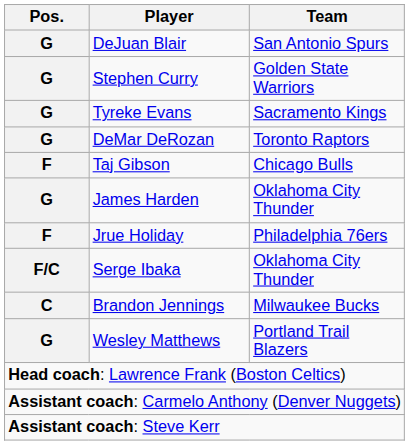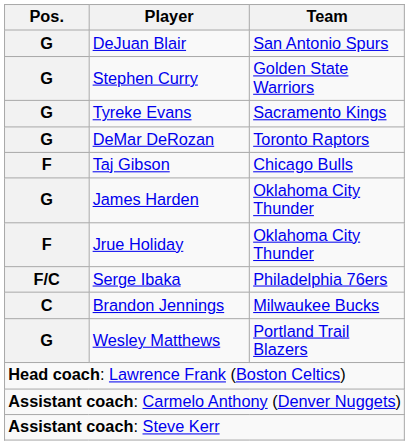(320, 235) Philadelphia 76ers -> (307, 244) Oklahoma City Thunder
(307, 270) Oklahoma City Thunder -> (320, 279) Philadelphia 76ers
